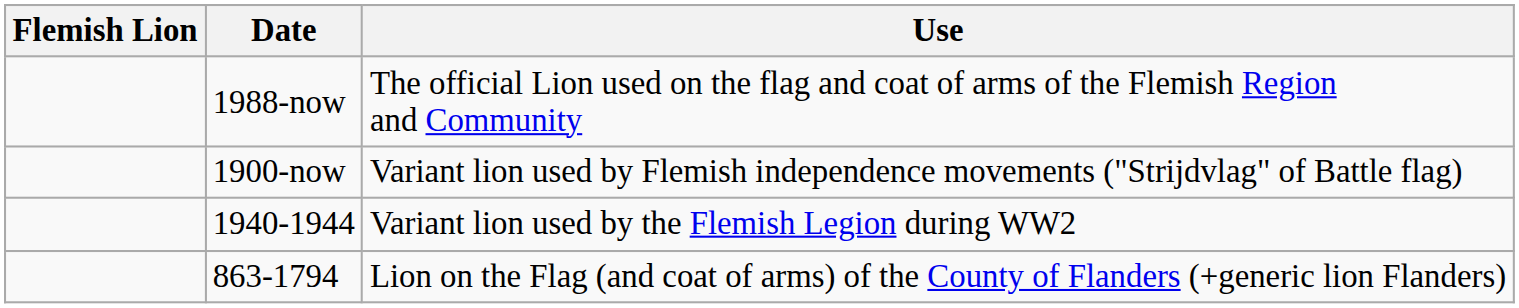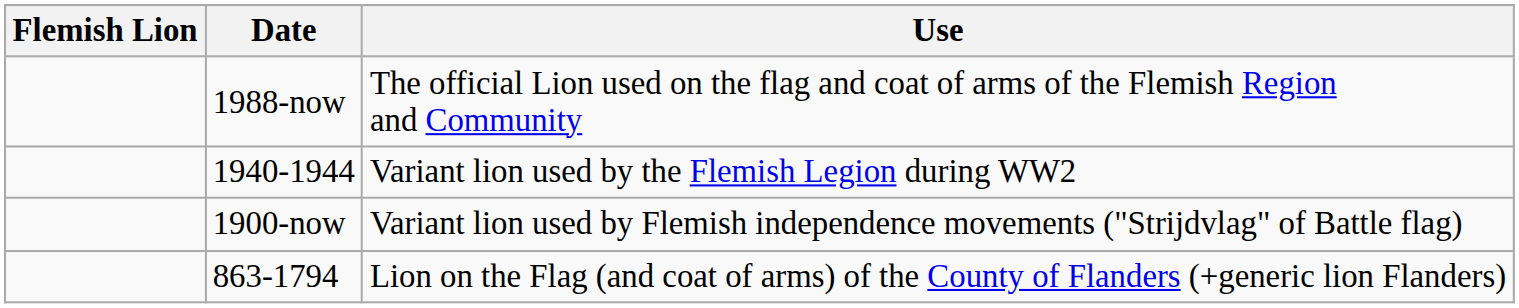rows swapped: (279, 171) <-> (284, 223)
